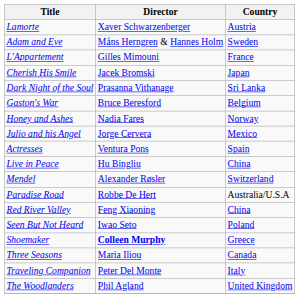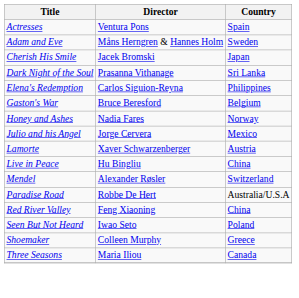rows swapped: (24, 149) <-> (23, 27)
- row: (35, 57)
+ row: (45, 88)
(132, 240) bold -> (129, 240) normal
- row: (49, 270)
- row: (40, 286)
